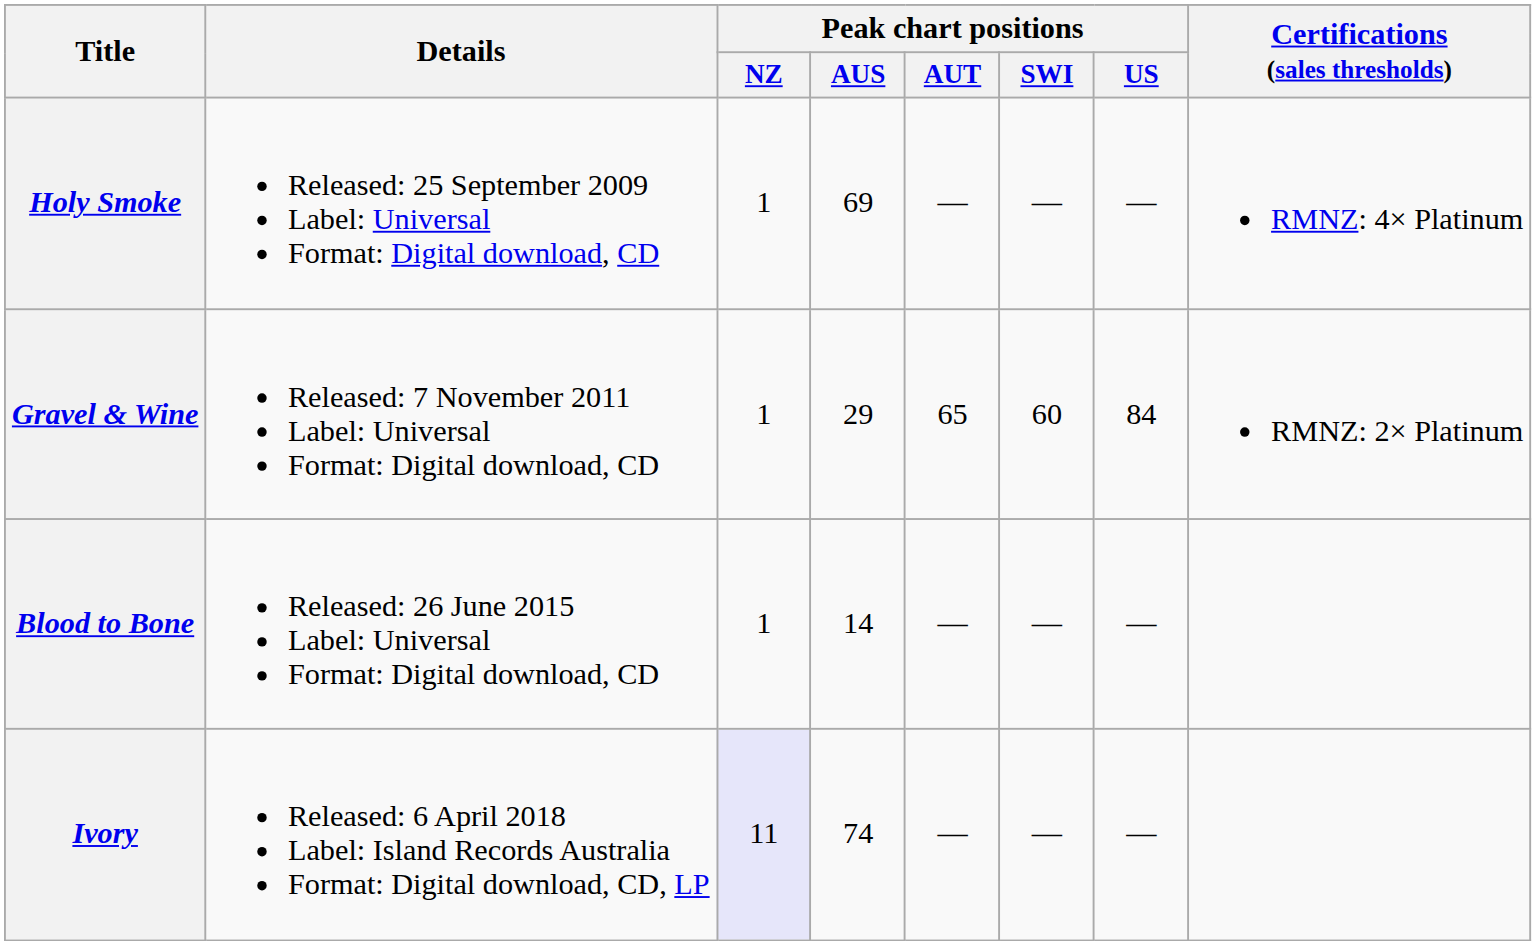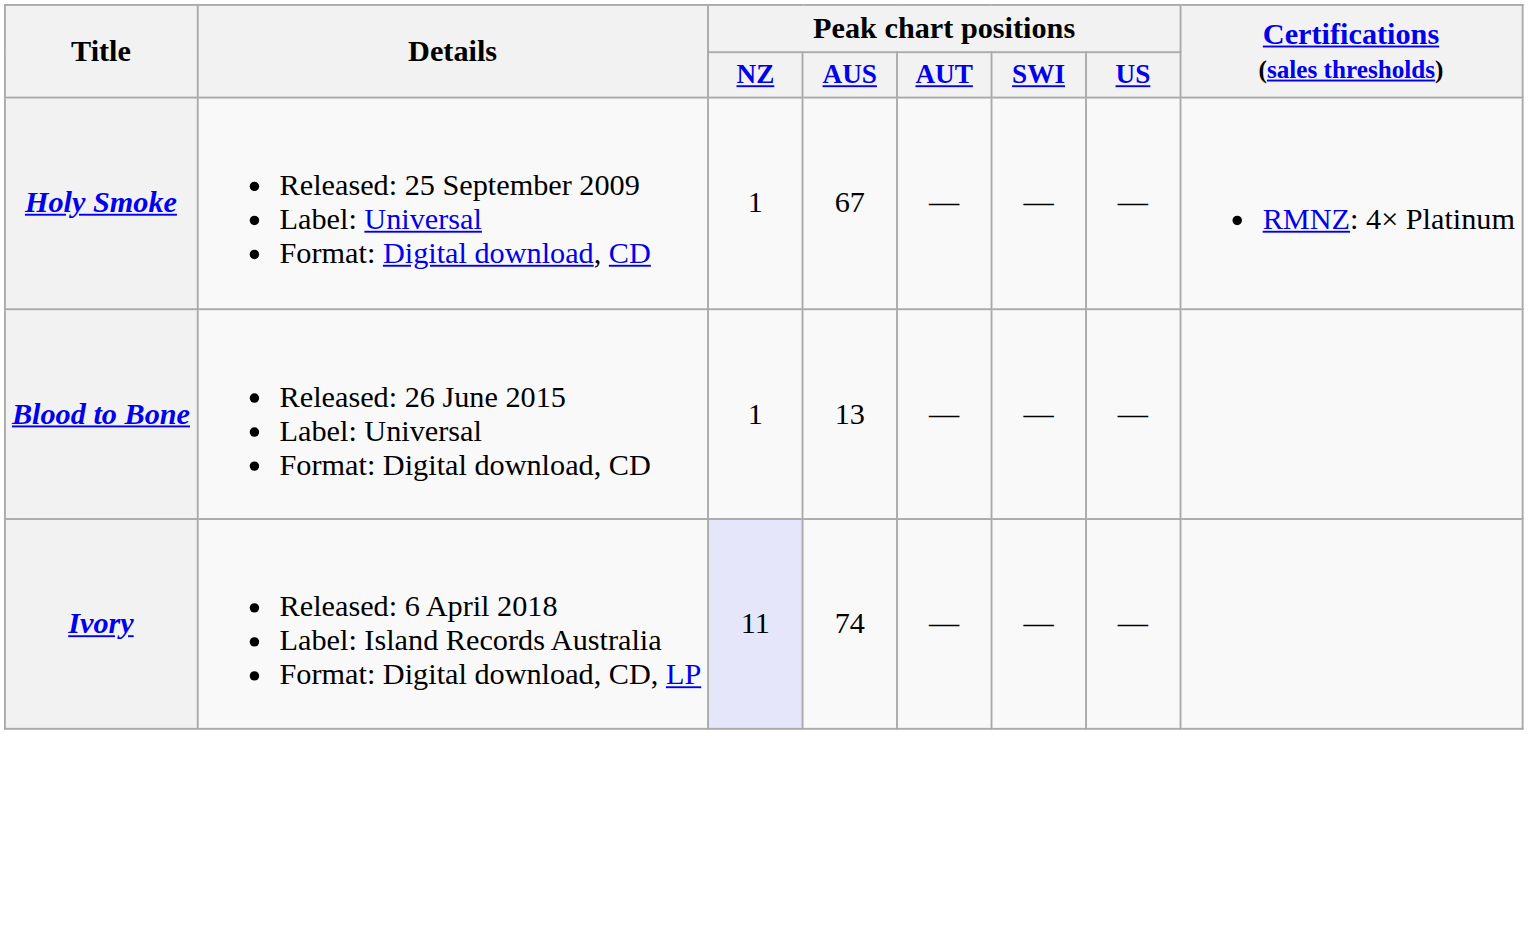(858, 202) 69 -> (850, 202) 67
- row: (105, 413)
(858, 623) 14 -> (850, 413) 13
